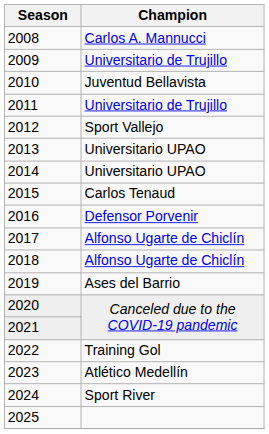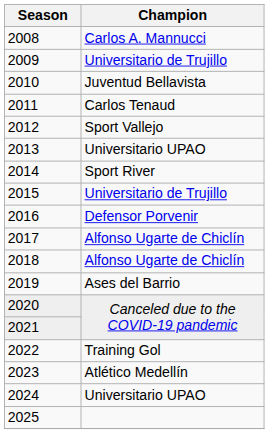(156, 104) Universitario de Trujillo -> (130, 104) Carlos Tenaud
(145, 171) Universitario UPAO -> (120, 171) Sport River
(130, 194) Carlos Tenaud -> (156, 194) Universitario de Trujillo
(120, 395) Sport River -> (145, 395) Universitario UPAO
